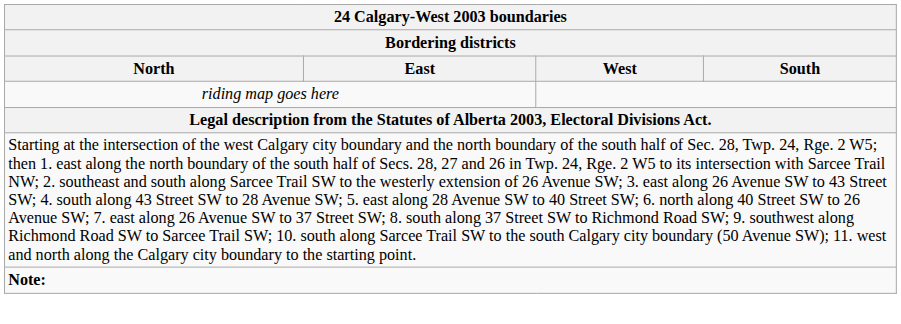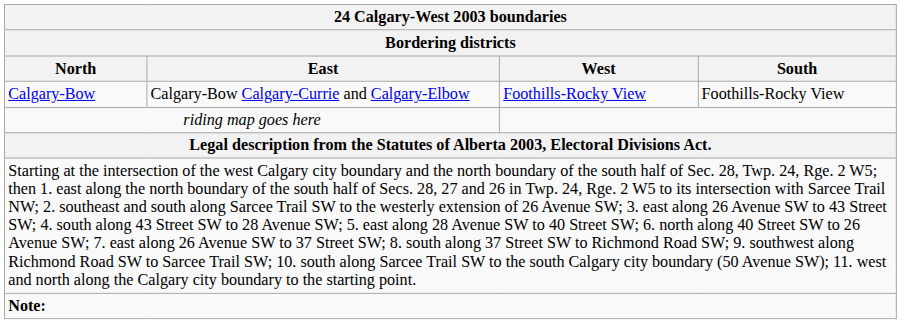+ row: (52, 94)
